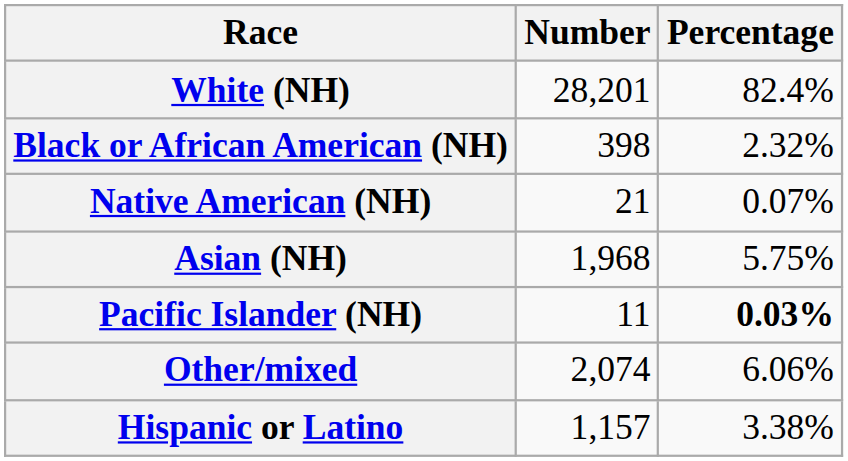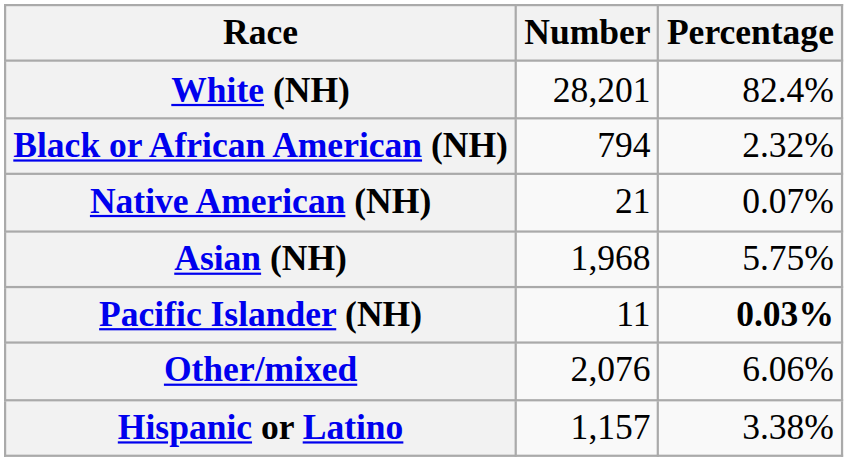(624, 145) 398 -> (624, 145) 794
(611, 370) 2,074 -> (611, 370) 2,076
